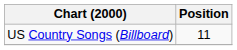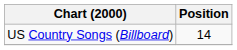(204, 34) 11 -> (204, 34) 14
